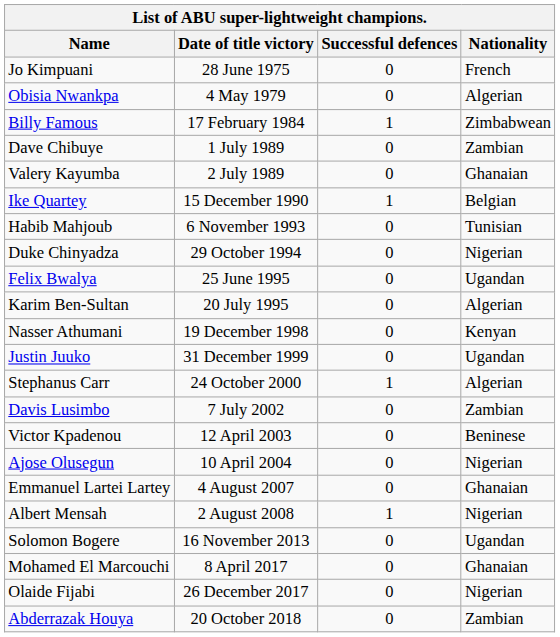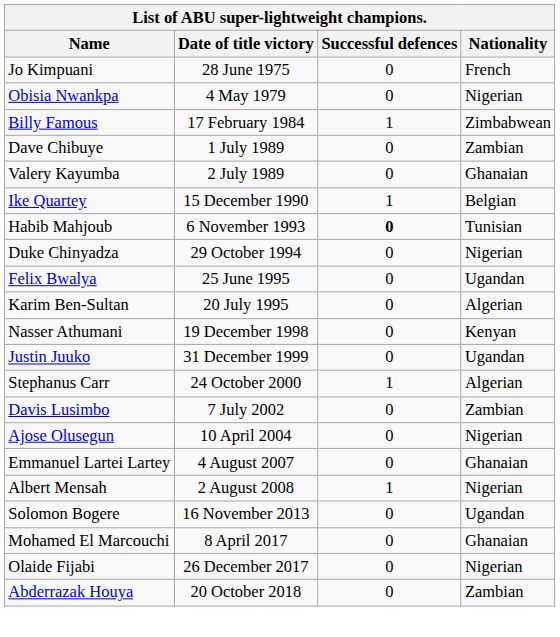(494, 95) Algerian -> (494, 95) Nigerian
(389, 226) normal -> (389, 226) bold
- row: (65, 435)
